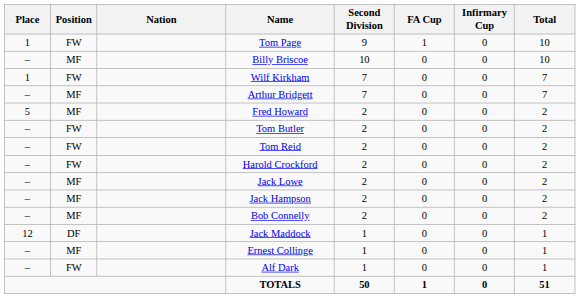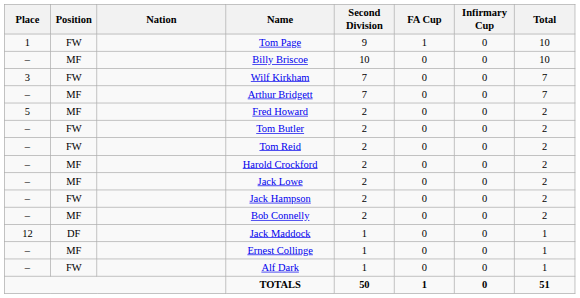(27, 77) 1 -> (27, 77) 3
(74, 164) FW -> (74, 164) MF
(74, 198) MF -> (74, 198) FW
